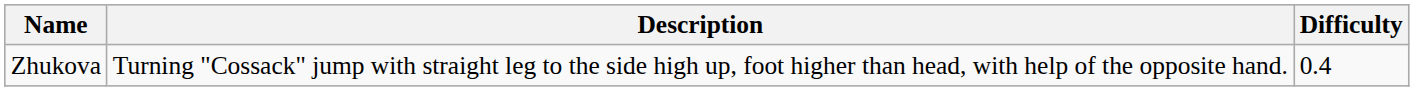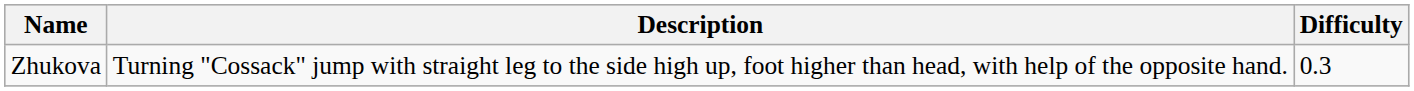(1316, 65) 0.4 -> (1316, 65) 0.3
